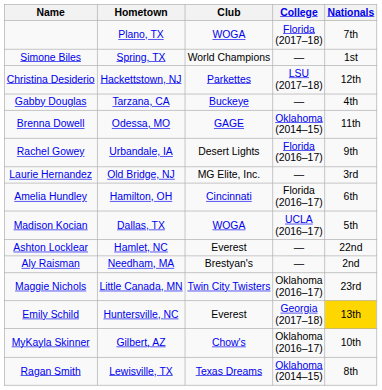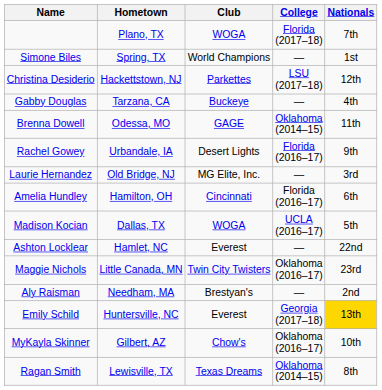rows swapped: (51, 286) <-> (51, 264)
